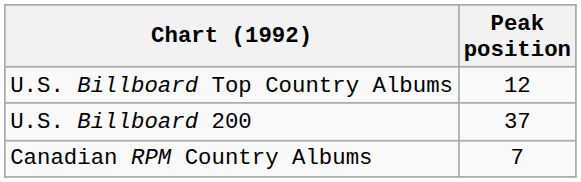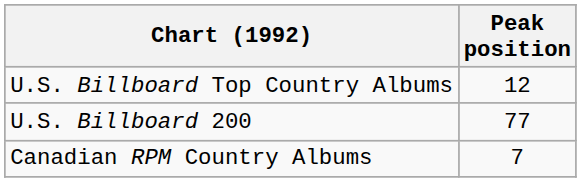(517, 122) 37 -> (517, 122) 77
